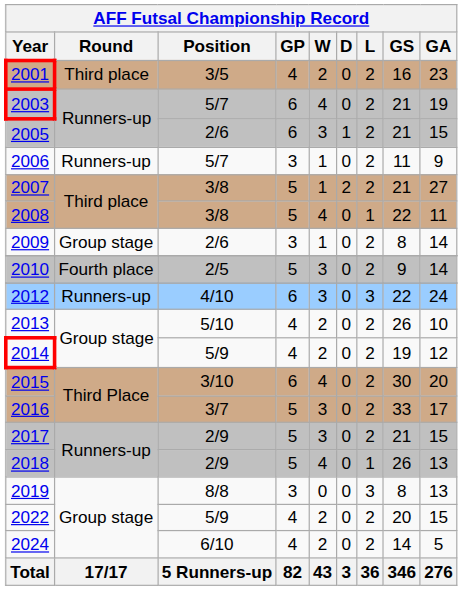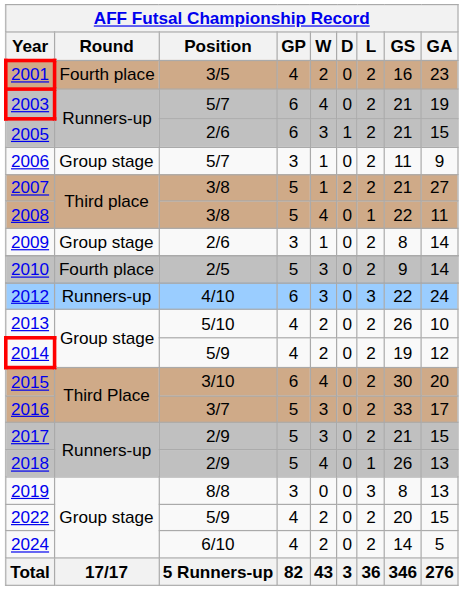(107, 75) Third place -> (107, 75) Fourth place
(106, 161) Runners-up -> (106, 161) Group stage
